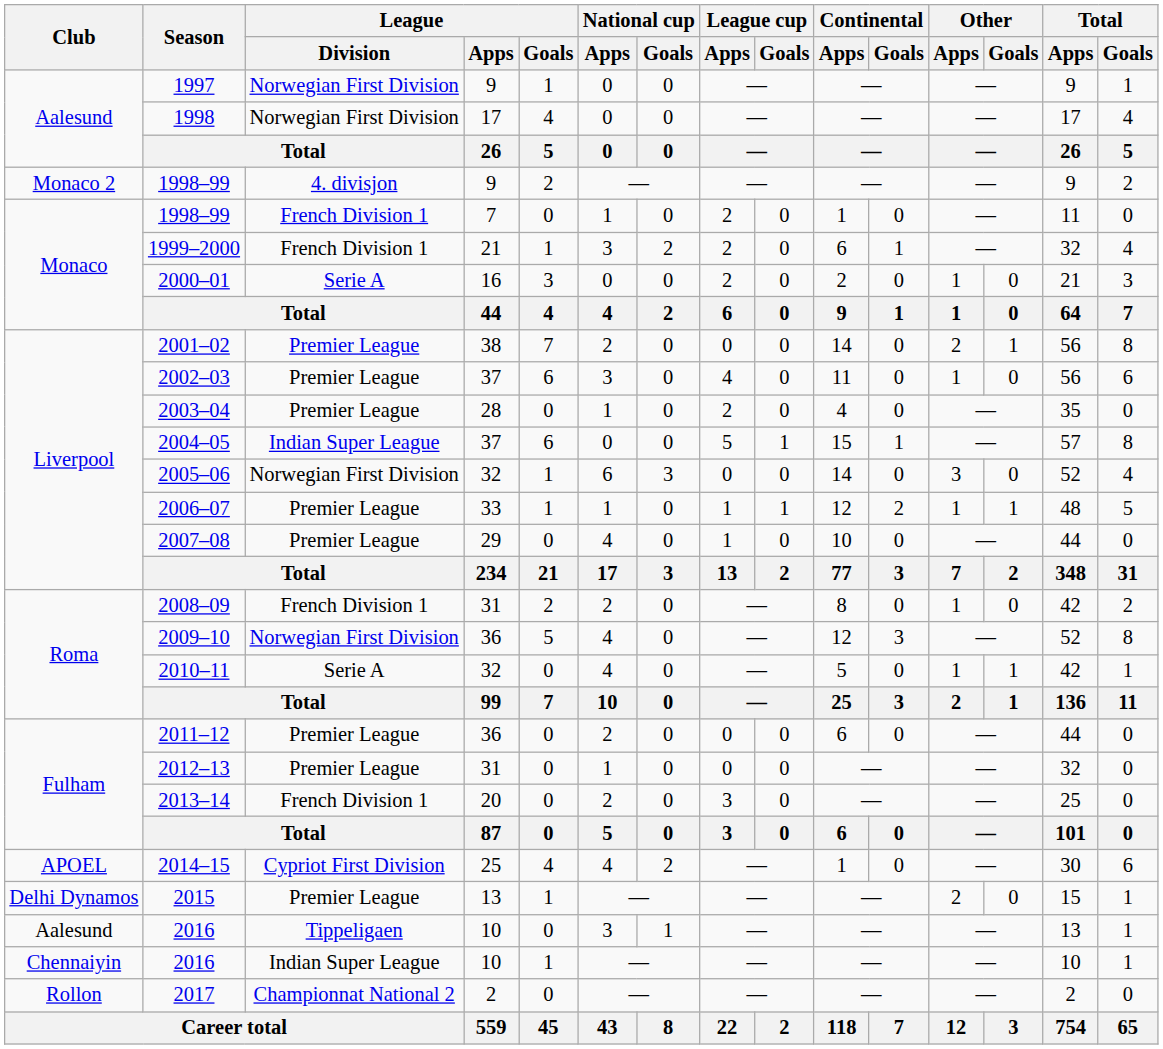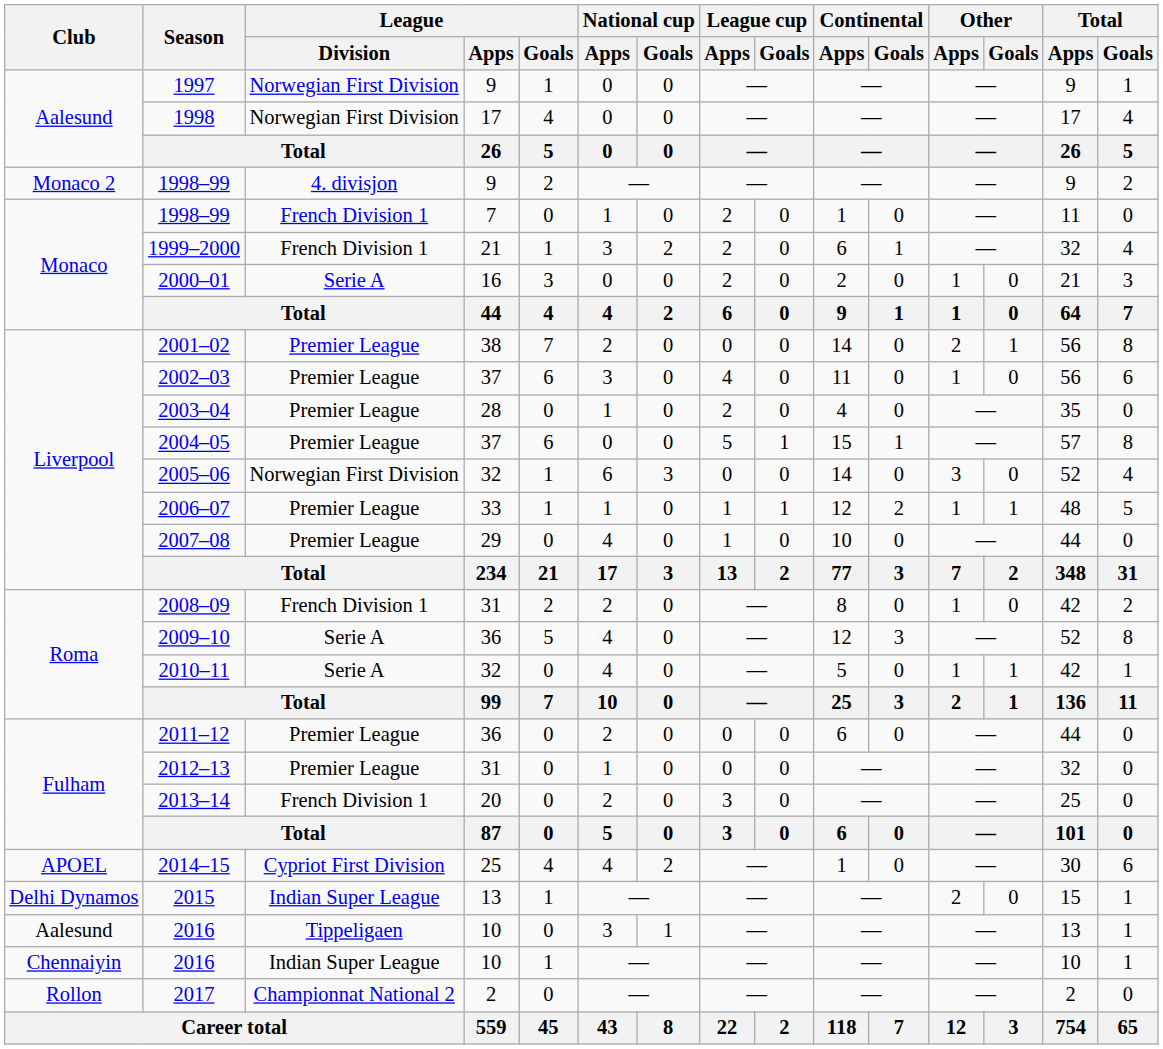(354, 442) Indian Super League -> (354, 442) Premier League
(354, 637) Norwegian First Division -> (354, 637) Serie A
(354, 897) Premier League -> (354, 897) Indian Super League
